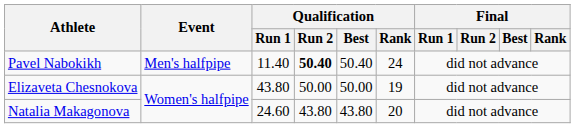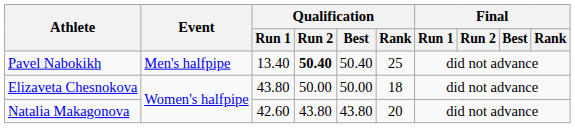(273, 63) 11.40 -> (273, 63) 13.40
(395, 63) 24 -> (395, 63) 25
(395, 87) 19 -> (395, 87) 18
(273, 111) 24.60 -> (273, 111) 42.60
